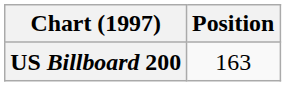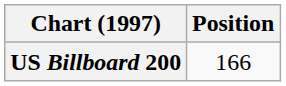(233, 61) 163 -> (233, 61) 166
